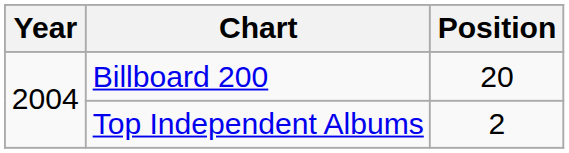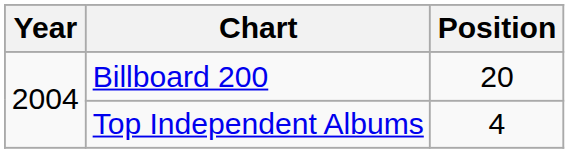(497, 123) 2 -> (497, 123) 4
